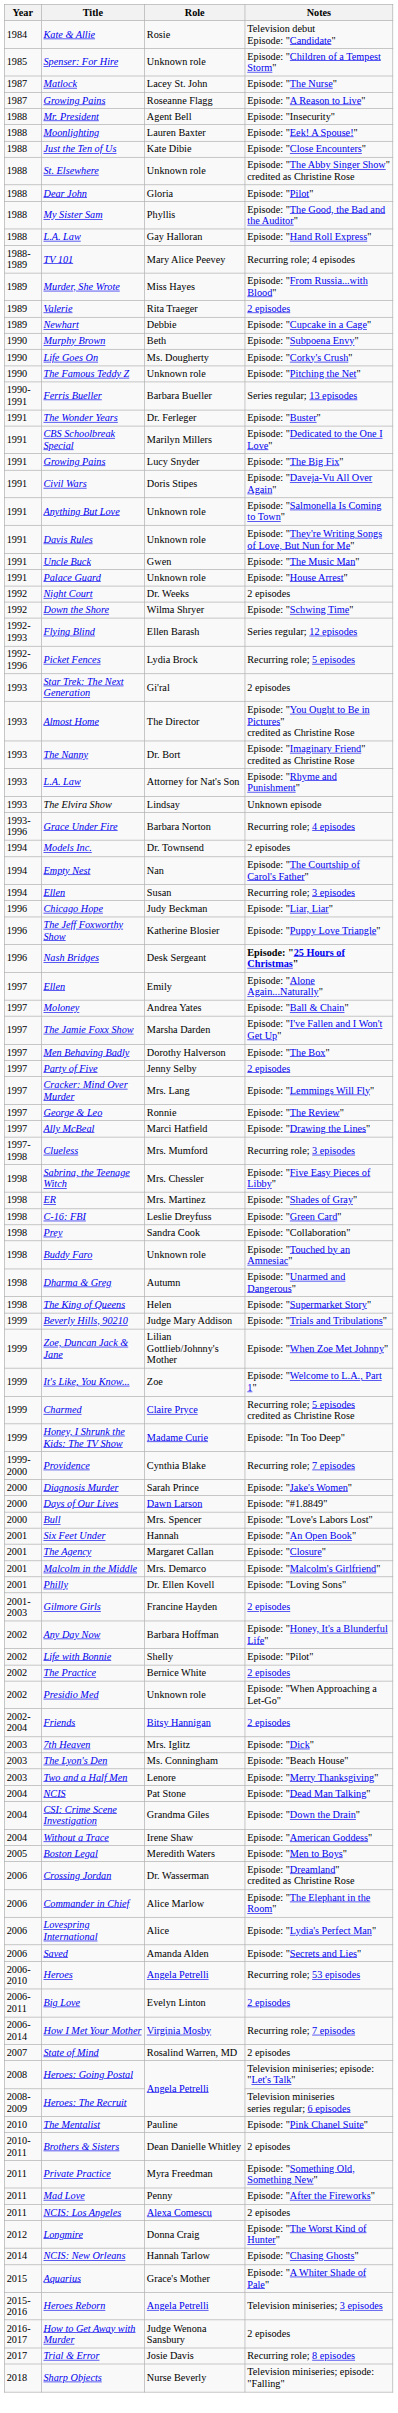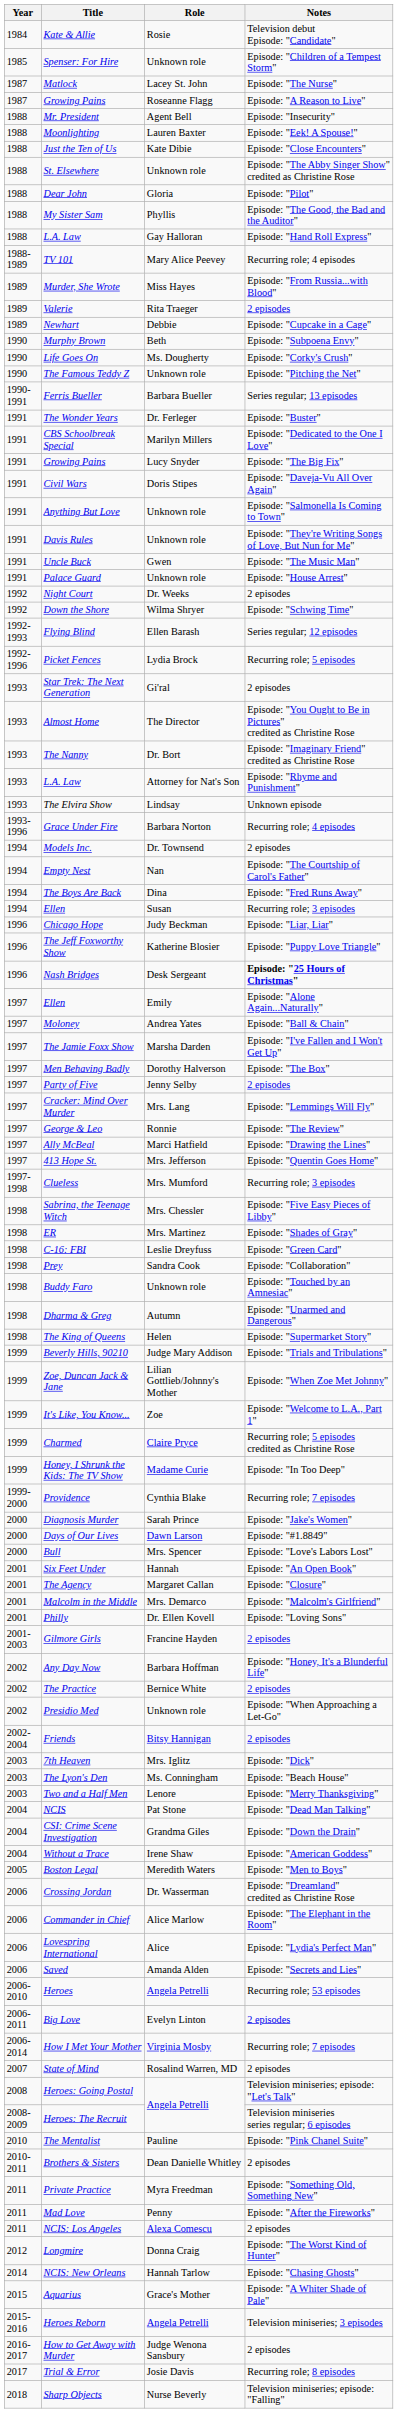+ row: (82, 892)
+ row: (70, 1161)
- row: (77, 1656)
